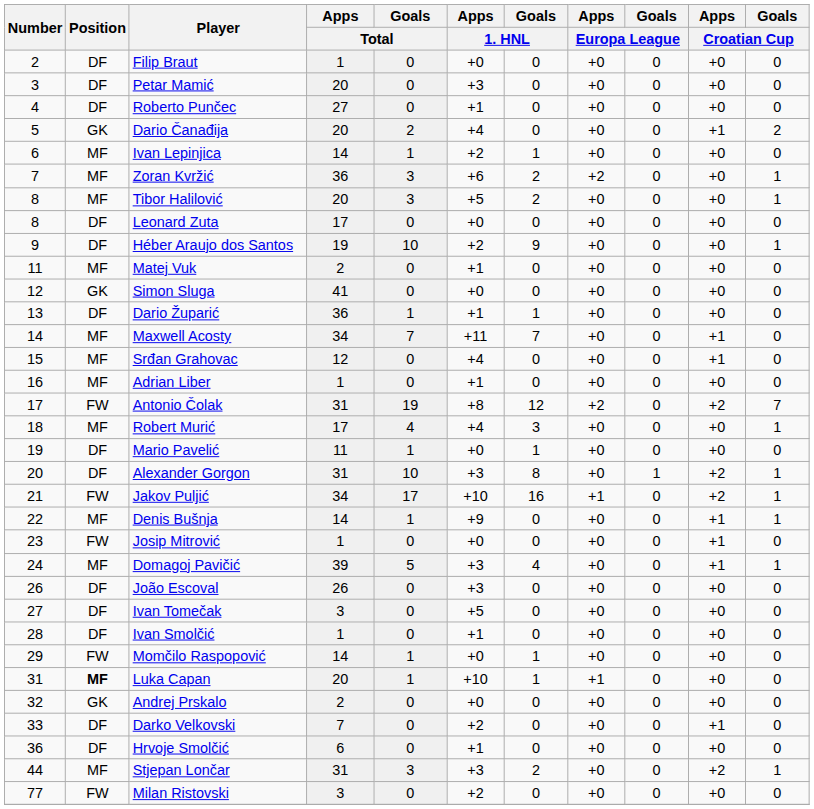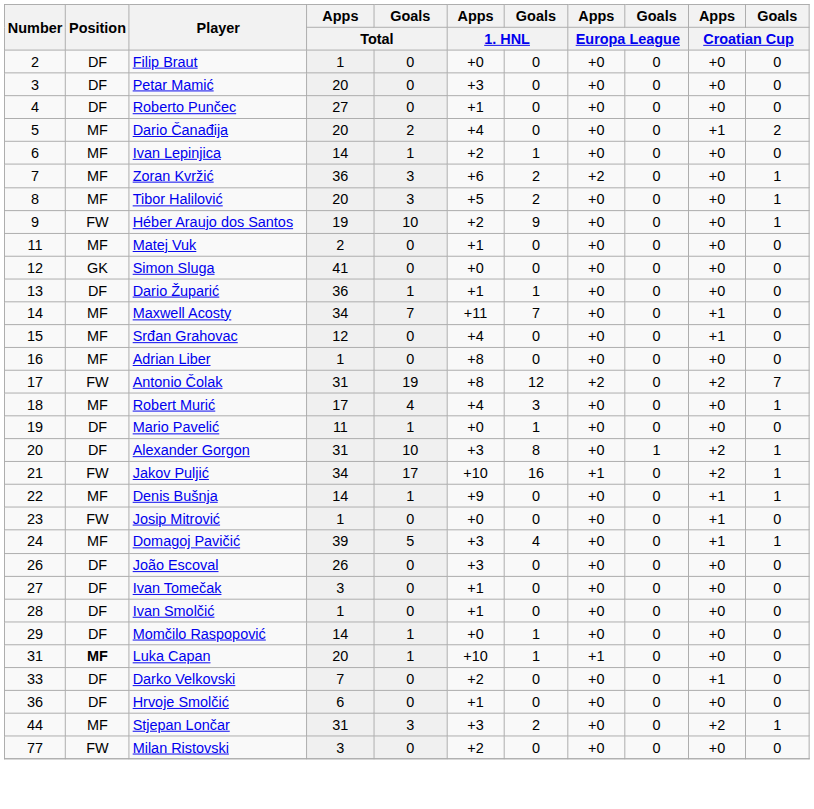(98, 130) GK -> (98, 130) MF
- row: (176, 222)
(98, 245) DF -> (98, 222) FW
(476, 382) +1 -> (476, 359) +8
(476, 610) +5 -> (476, 588) +1
(98, 656) FW -> (98, 633) DF
- row: (180, 702)
